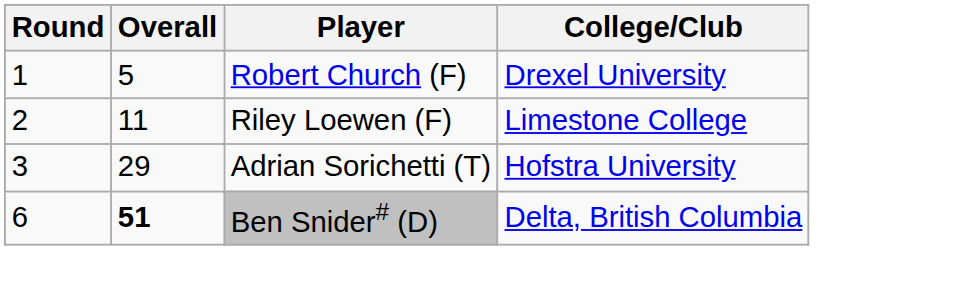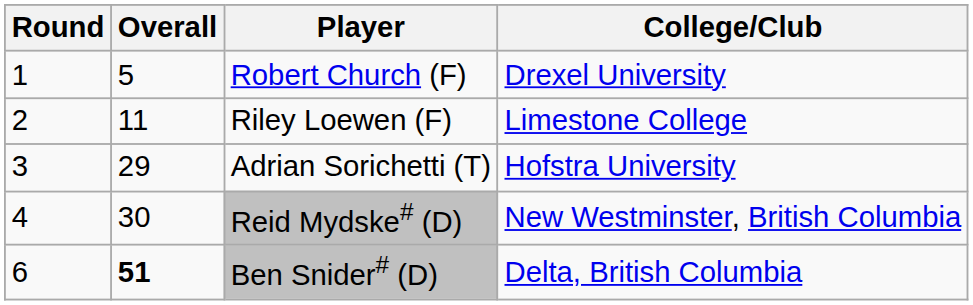+ row: (346, 217)
